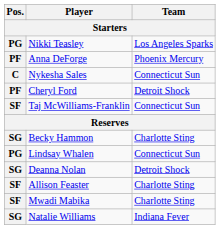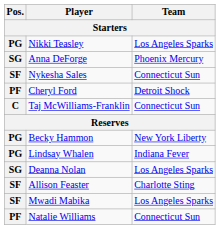(15, 59) PF -> (15, 59) SG
(15, 75) C -> (15, 75) SF
(15, 106) SF -> (15, 106) C
(15, 138) SG -> (15, 138) PG
(164, 138) Charlotte Sting -> (170, 138) New York Liberty
(167, 153) Connecticut Sun -> (162, 153) Indiana Fever
(162, 169) Detroit Shock -> (174, 169) Los Angeles Sparks
(164, 201) Charlotte Sting -> (174, 201) Los Angeles Sparks
(15, 216) SG -> (15, 216) PF
(162, 216) Indiana Fever -> (167, 216) Connecticut Sun
